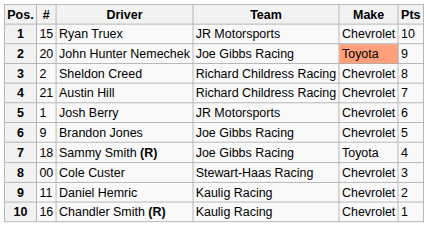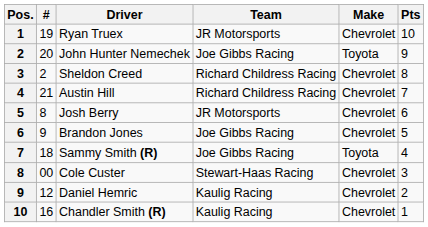(46, 34) 15 -> (46, 34) 19
(360, 54) lightsalmon background -> (360, 54) no background
(43, 113) 1 -> (43, 113) 8
(46, 192) 11 -> (46, 192) 12
